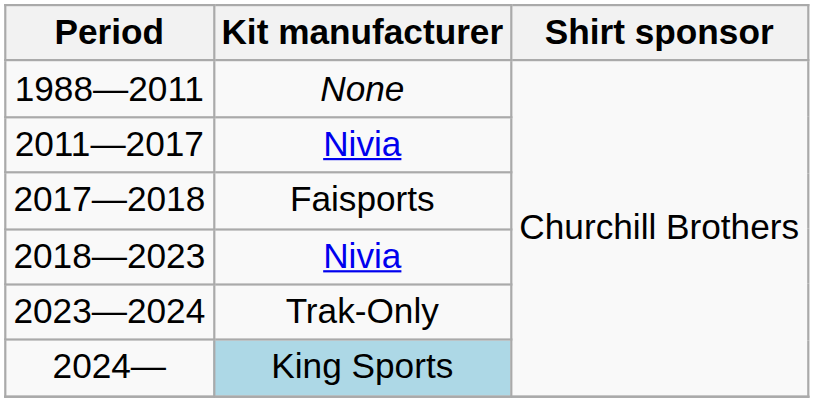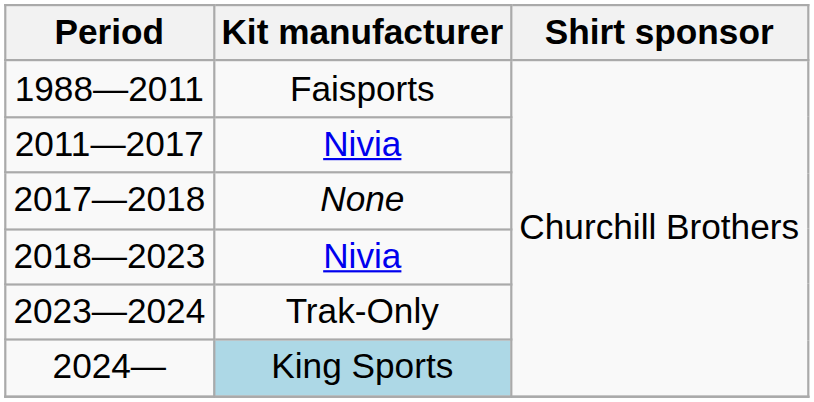(362, 88) None -> (362, 88) Faisports
(362, 199) Faisports -> (362, 199) None
